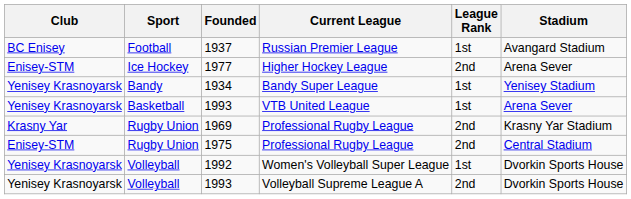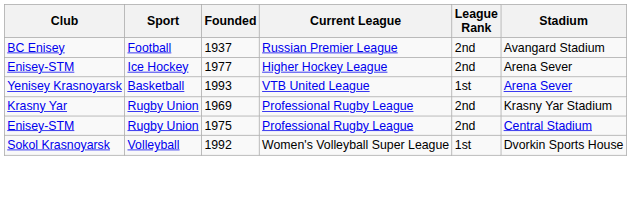(463, 47) 1st -> (465, 47) 2nd
- row: (218, 86)
(65, 164) Yenisey Krasnoyarsk -> (59, 145) Sokol Krasnoyarsk
- row: (218, 184)
